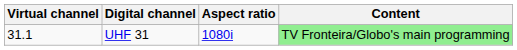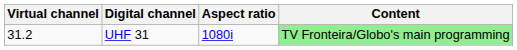(20, 34) 31.1 -> (20, 34) 31.2
